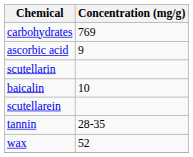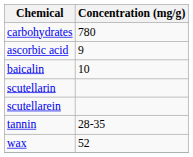(87, 32) 769 -> (87, 32) 780
rows swapped: (26, 87) <-> (31, 69)
